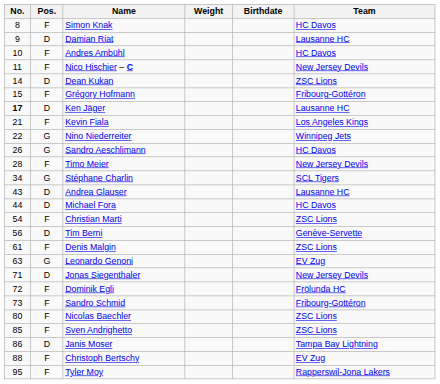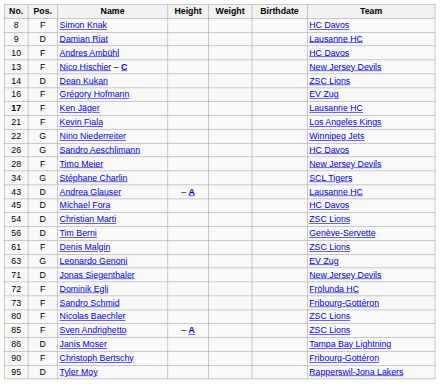+ column: (188, 12)
(17, 67) 11 -> (16, 67) 13
(17, 95) 15 -> (16, 95) 16
(331, 95) Fribourg-Gottéron -> (324, 95) EV Zug
(47, 109) D -> (43, 109) F
(17, 206) 44 -> (16, 206) 45
(47, 220) F -> (43, 220) D
(17, 359) 88 -> (16, 359) 90
(310, 359) EV Zug -> (344, 359) Fribourg-Gottéron
(47, 372) F -> (43, 372) D
